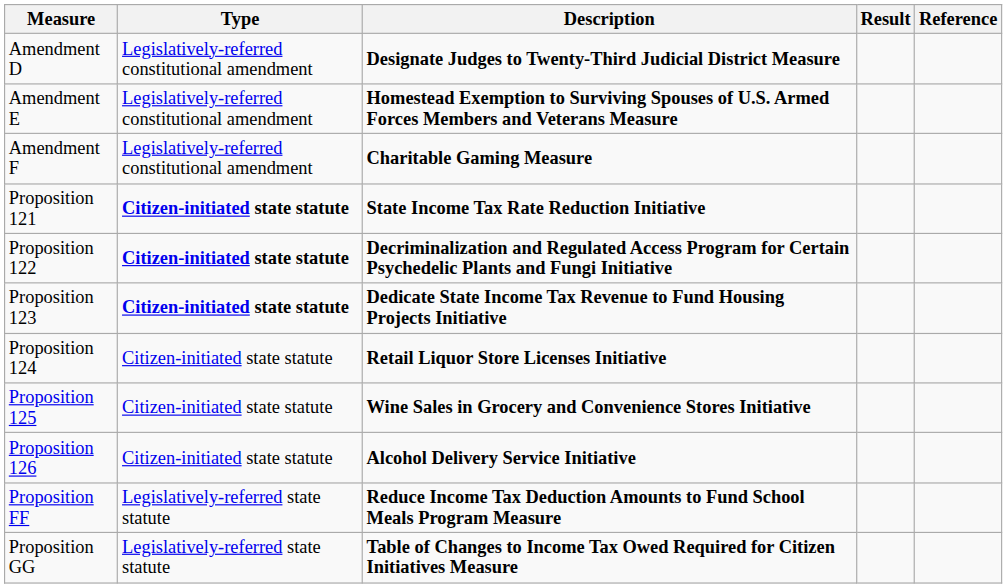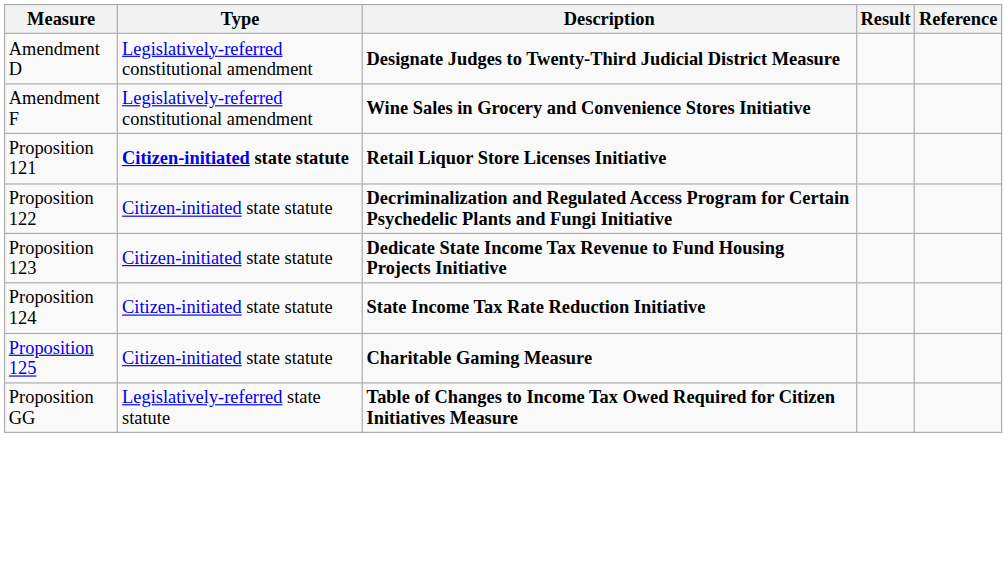- row: (54, 108)
(479, 158) Charitable Gaming Measure -> (589, 108) Wine Sales in Grocery and Convenience Stores Initiative
(536, 208) State Income Tax Rate Reduction Initiative -> (516, 158) Retail Liquor Store Licenses Initiative
(235, 258) bold -> (227, 208) normal
(235, 308) bold -> (227, 258) normal
(516, 357) Retail Liquor Store Licenses Initiative -> (536, 308) State Income Tax Rate Reduction Initiative
(589, 407) Wine Sales in Grocery and Convenience Stores Initiative -> (479, 357) Charitable Gaming Measure
- row: (51, 457)
- row: (51, 507)
